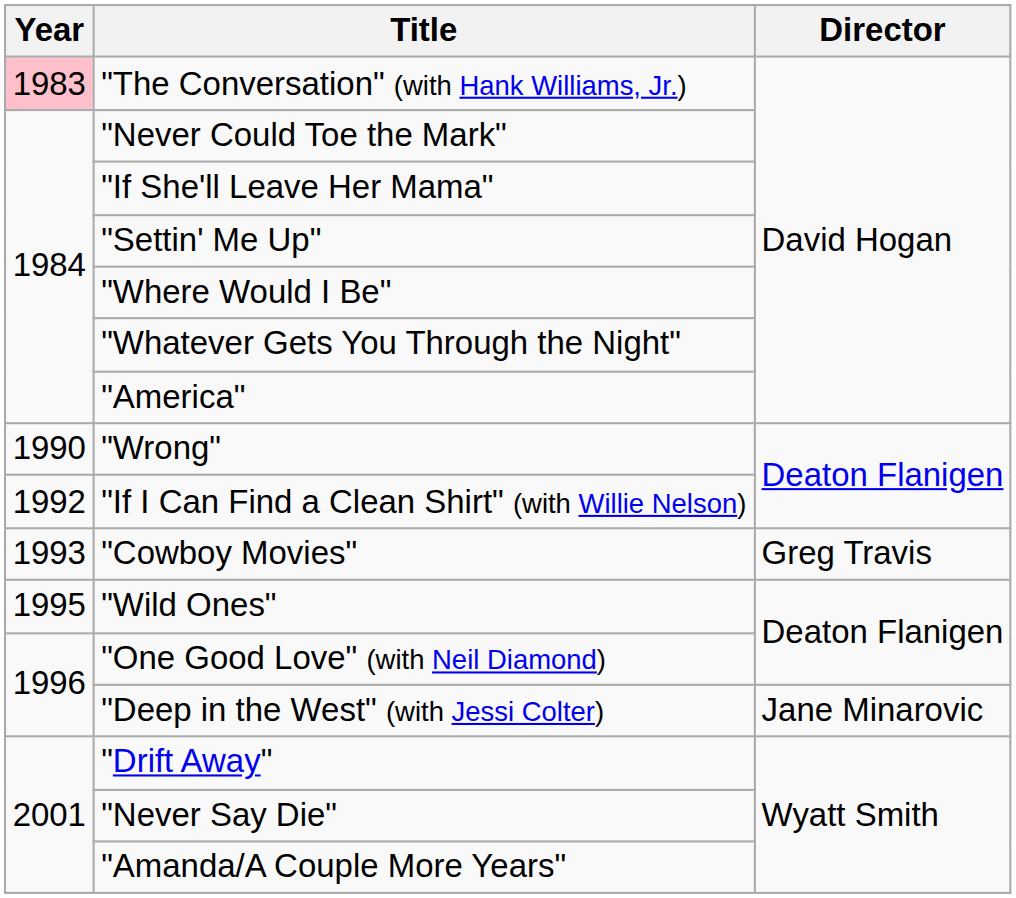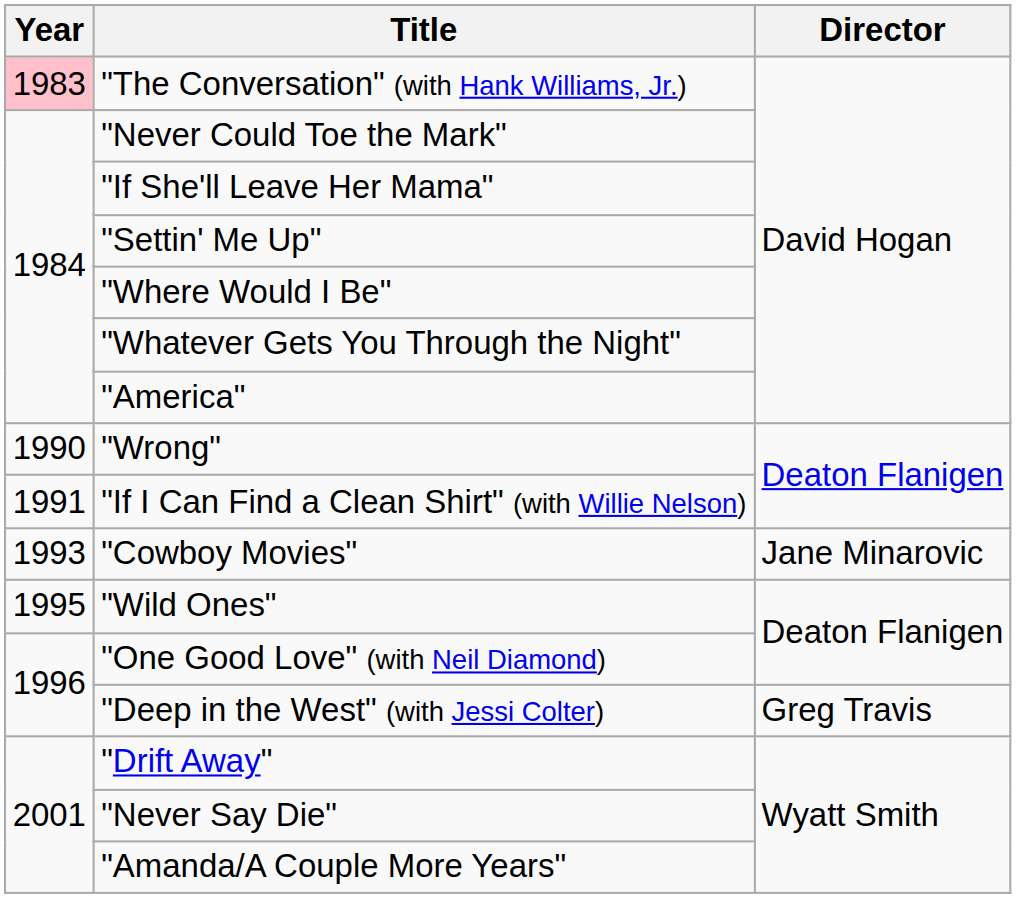(49, 501) 1992 -> (49, 501) 1991
(847, 553) Greg Travis -> (872, 553) Jane Minarovic
(872, 710) Jane Minarovic -> (847, 710) Greg Travis
